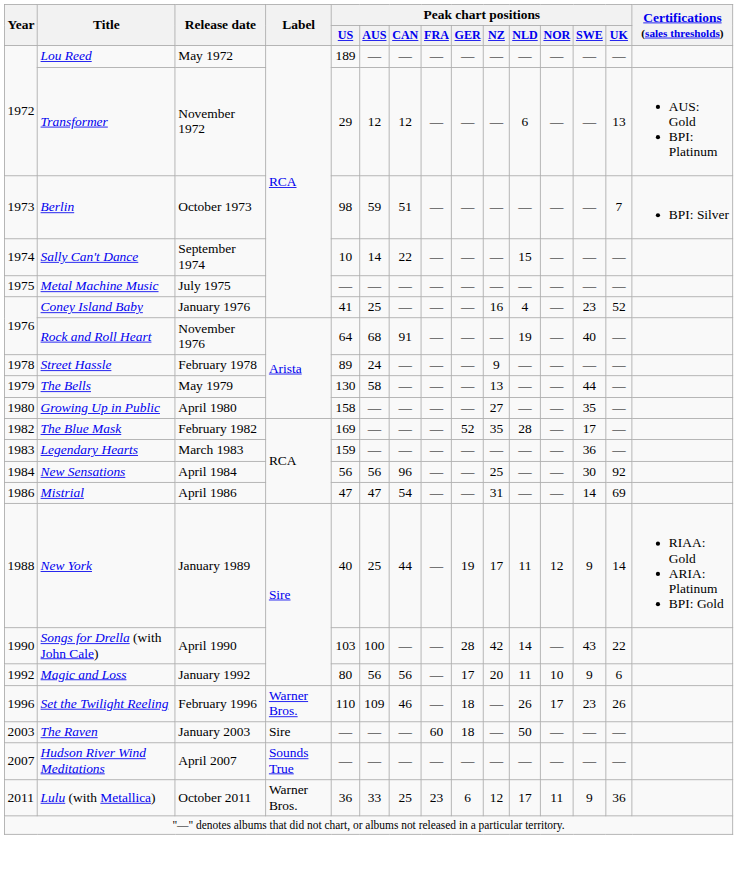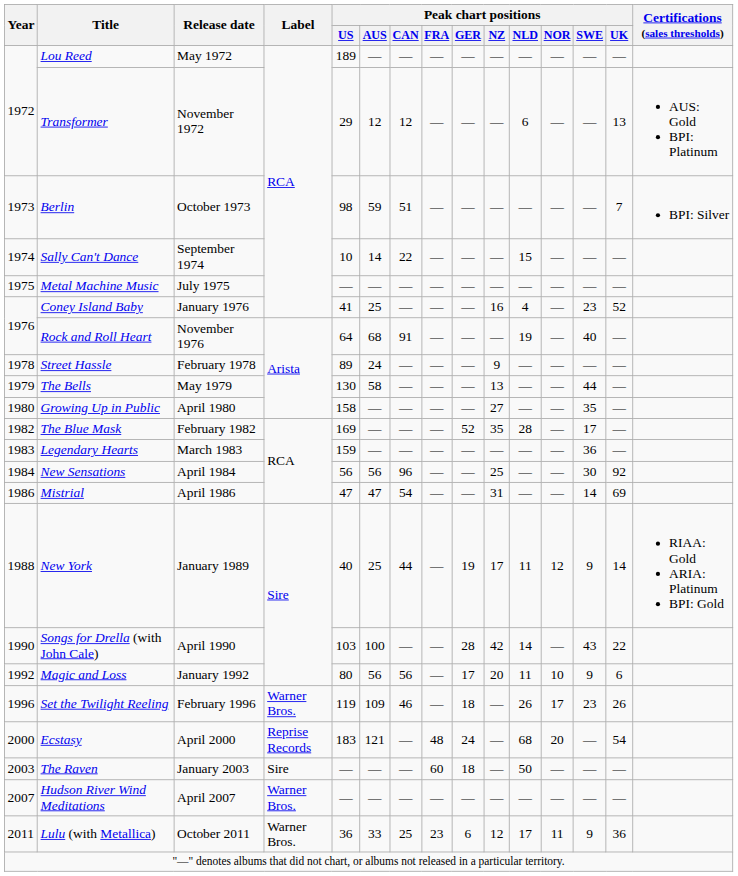(345, 703) 110 -> (346, 703) 119
+ row: (61, 739)
(289, 761) Sounds True -> (287, 797) Warner Bros.
